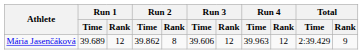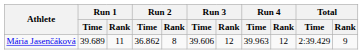(120, 42) 12 -> (120, 42) 11
(147, 42) 39.862 -> (147, 42) 36.862
